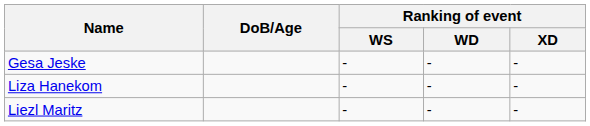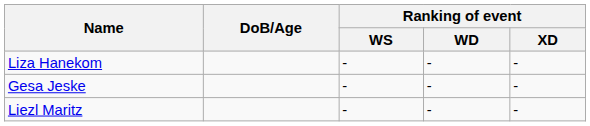rows swapped: (55, 86) <-> (47, 63)
